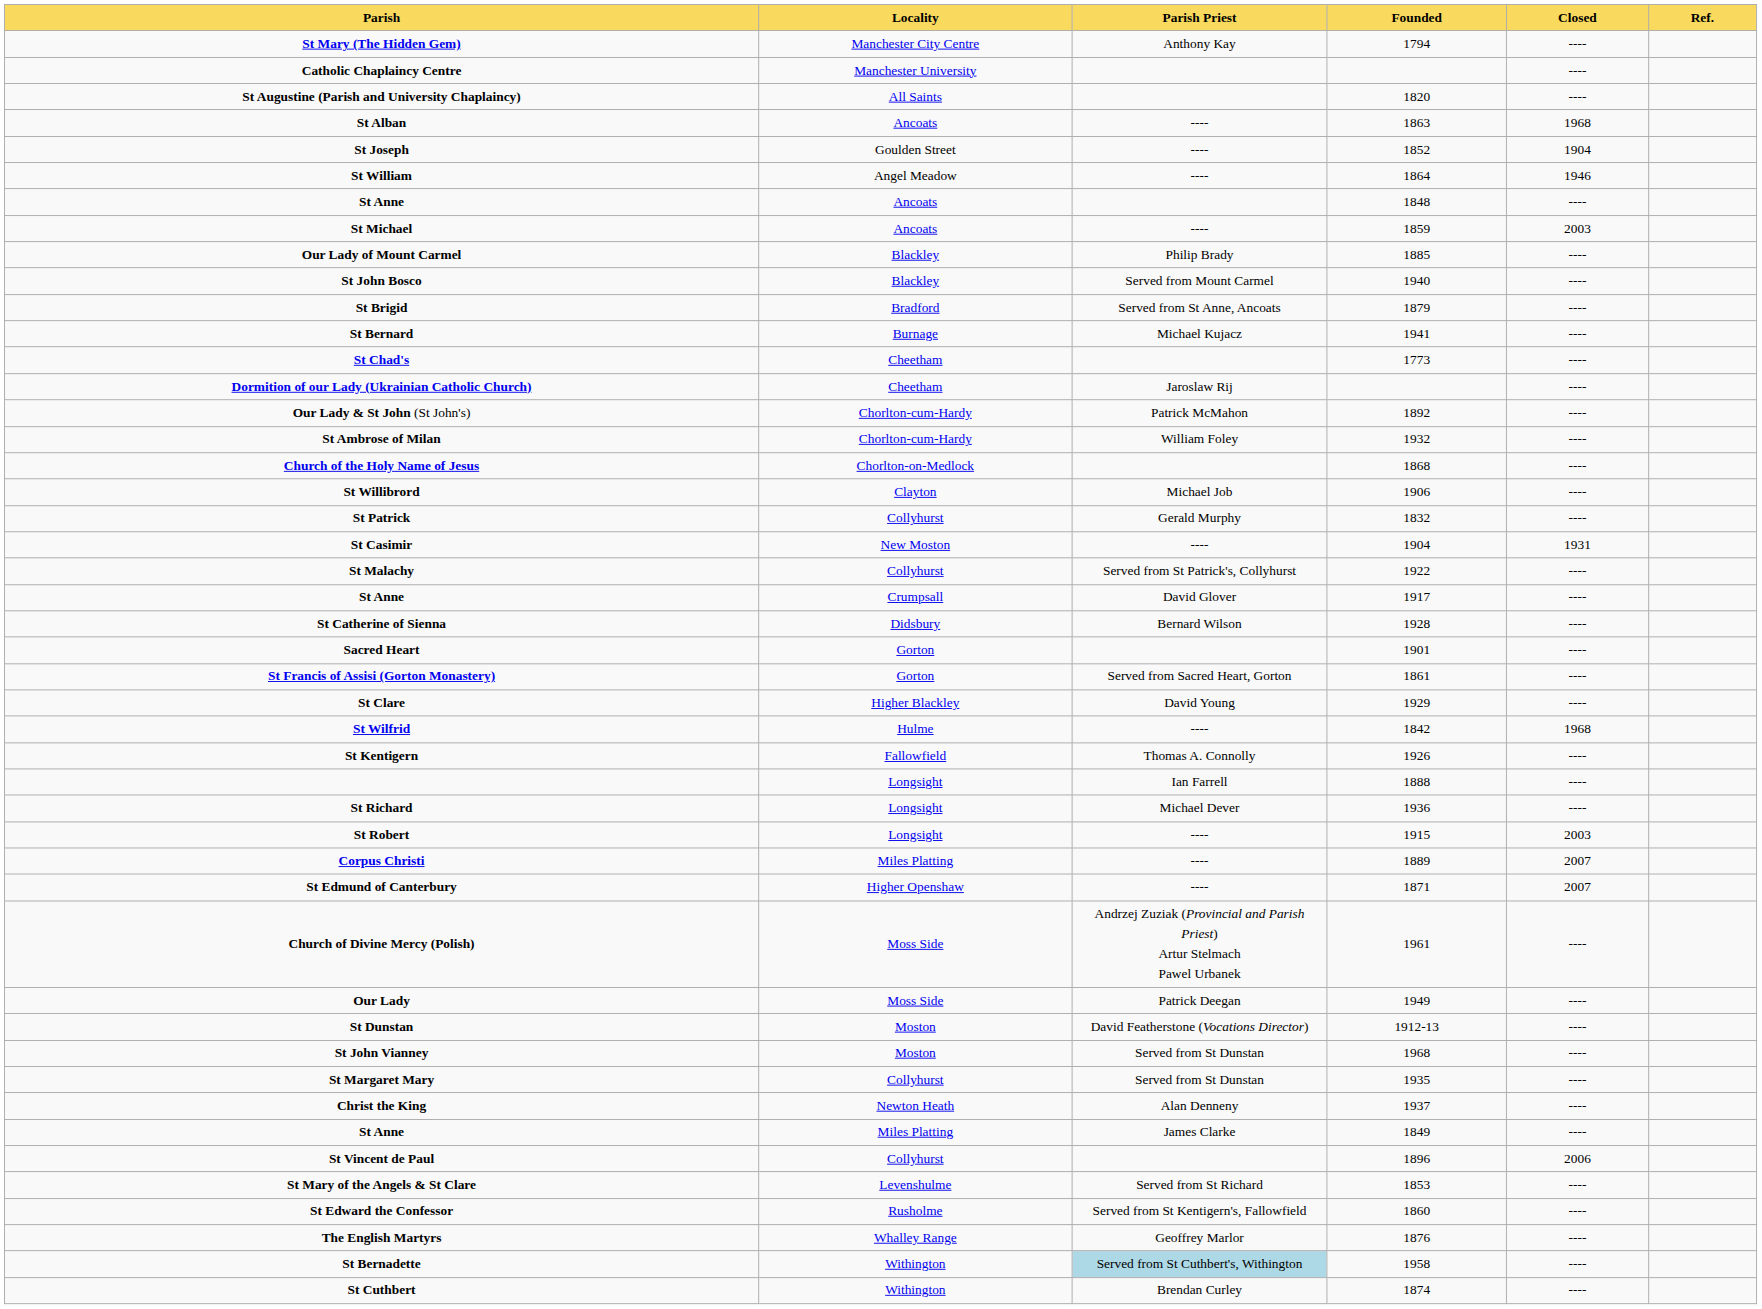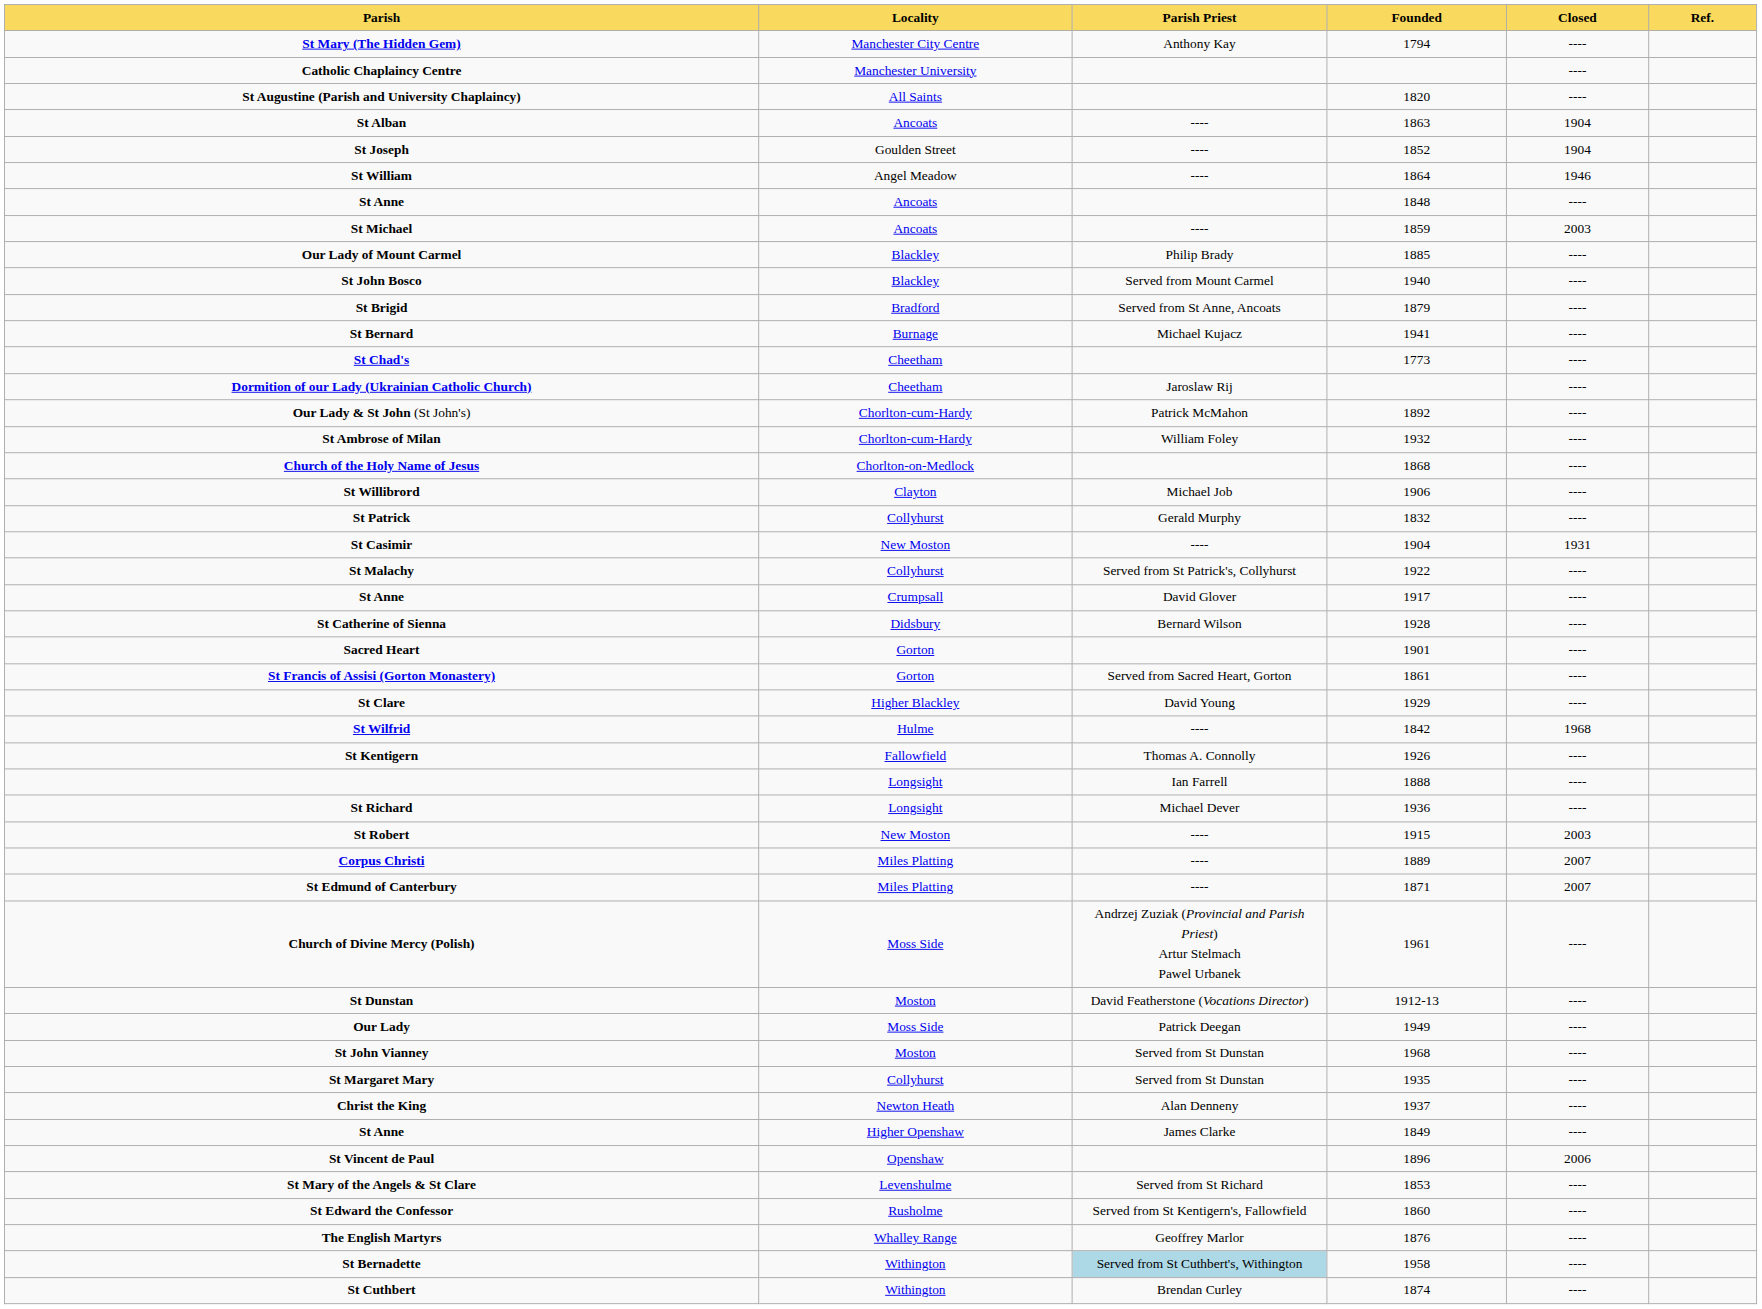(1577, 123) 1968 -> (1577, 123) 1904
(915, 834) Longsight -> (915, 834) New Moston
(915, 887) Higher Openshaw -> (915, 887) Miles Platting
rows swapped: (382, 1000) <-> (382, 1026)
(915, 1132) Miles Platting -> (915, 1132) Higher Openshaw
(915, 1158) Collyhurst -> (915, 1158) Openshaw
